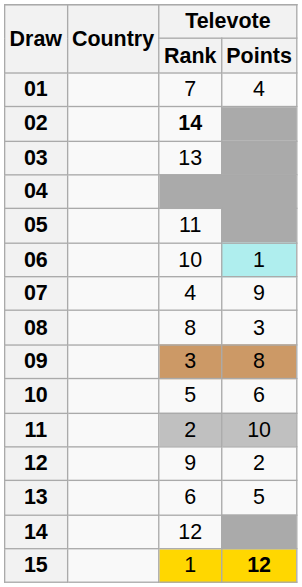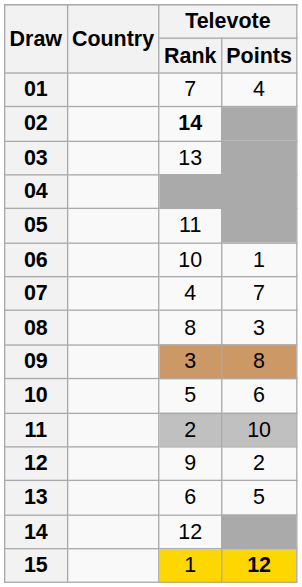(259, 259) paleturquoise background -> (259, 259) no background
(259, 293) 9 -> (259, 293) 7
